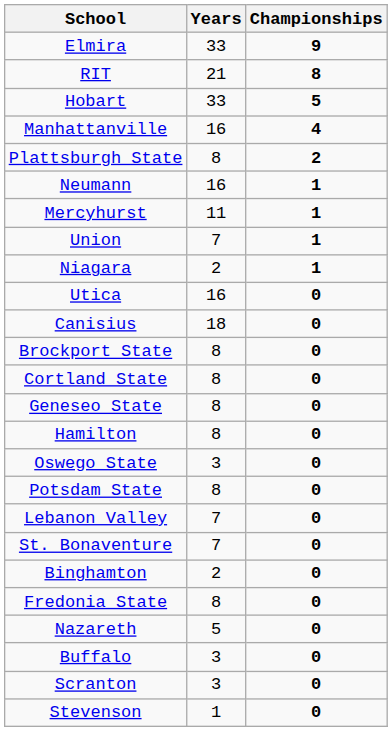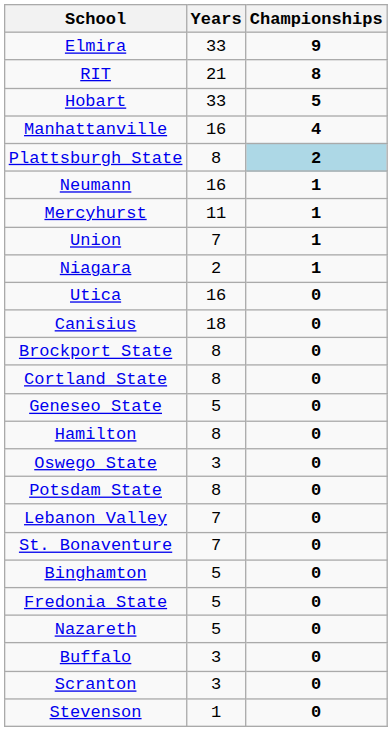(316, 157) no background -> (316, 157) lightblue background
(216, 407) 8 -> (216, 407) 5
(216, 574) 2 -> (216, 574) 5
(216, 601) 8 -> (216, 601) 5
